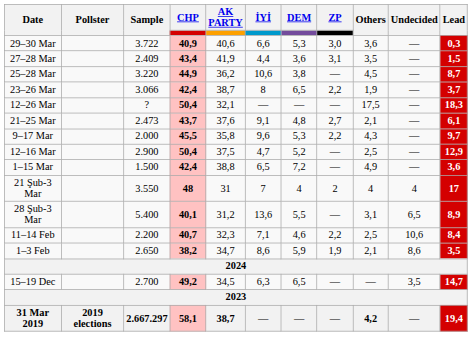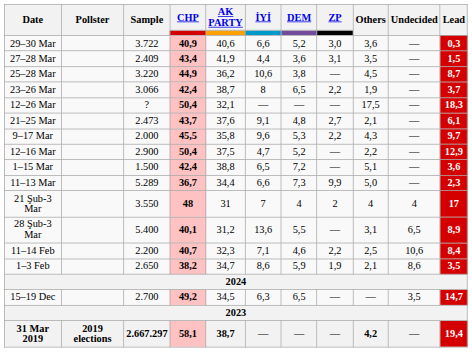(299, 42) 5,3 -> (299, 42) 5,2
(371, 151) 2,5 -> (371, 151) 2,2
(371, 167) 4,9 -> (371, 167) 5,1
+ row: (33, 182)
